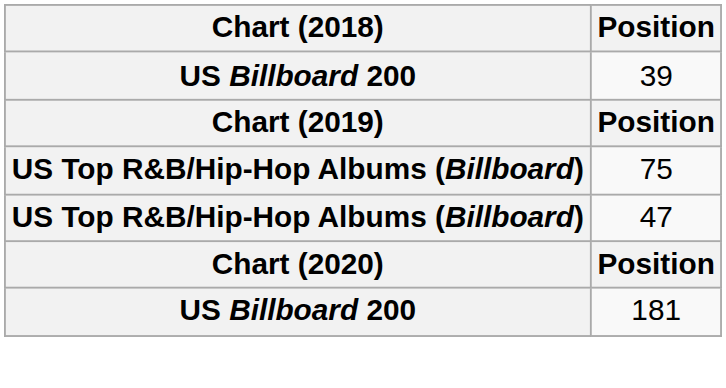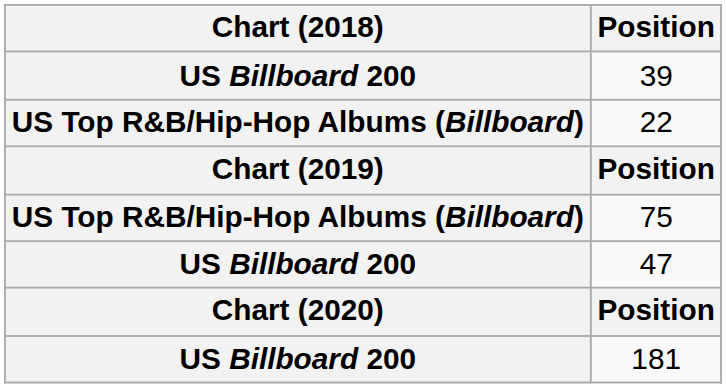+ row: (656, 122)
(298, 216) US Top R&B/Hip-Hop Albums (Billboard) -> (298, 264) US Billboard 200
